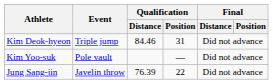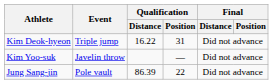(145, 42) 84.46 -> (145, 42) 16.22
(94, 57) Pole vault -> (100, 57) Javelin throw
(100, 72) Javelin throw -> (94, 72) Pole vault
(145, 72) 76.39 -> (145, 72) 86.39
